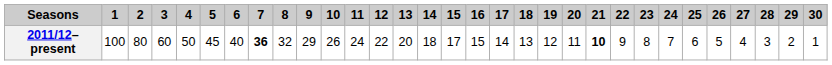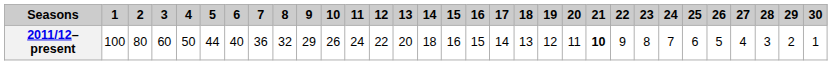(213, 42) 45 -> (213, 42) 44
(261, 42) bold -> (261, 42) normal
(454, 42) 17 -> (454, 42) 16
